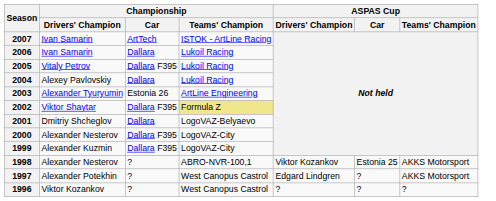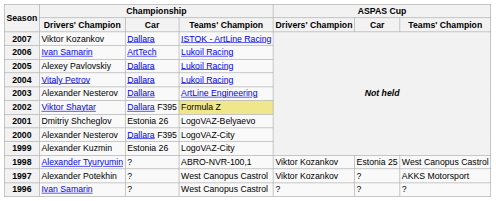(67, 38) Ivan Samarin -> (73, 38) Viktor Kozankov
(142, 38) ArtTech -> (141, 38) Dallara
(141, 52) Dallara -> (142, 52) ArtTech
(66, 66) Vitaly Petrov -> (76, 66) Alexey Pavlovskiy
(152, 66) Dallara F395 -> (141, 66) Dallara
(76, 79) Alexey Pavlovskiy -> (66, 79) Vitaly Petrov
(82, 93) Alexander Tyuryumin -> (80, 93) Alexander Nesterov
(148, 93) Estonia 26 -> (141, 93) Dallara
(141, 121) Dallara -> (148, 121) Estonia 26
(152, 148) Dallara F395 -> (148, 148) Estonia 26
(80, 162) Alexander Nesterov -> (82, 162) Alexander Tyuryumin
(435, 162) AKKS Motorsport -> (445, 162) West Canopus Castrol
(308, 175) Edgard Lindgren -> (307, 175) Viktor Kozankov
(73, 189) Viktor Kozankov -> (67, 189) Ivan Samarin
